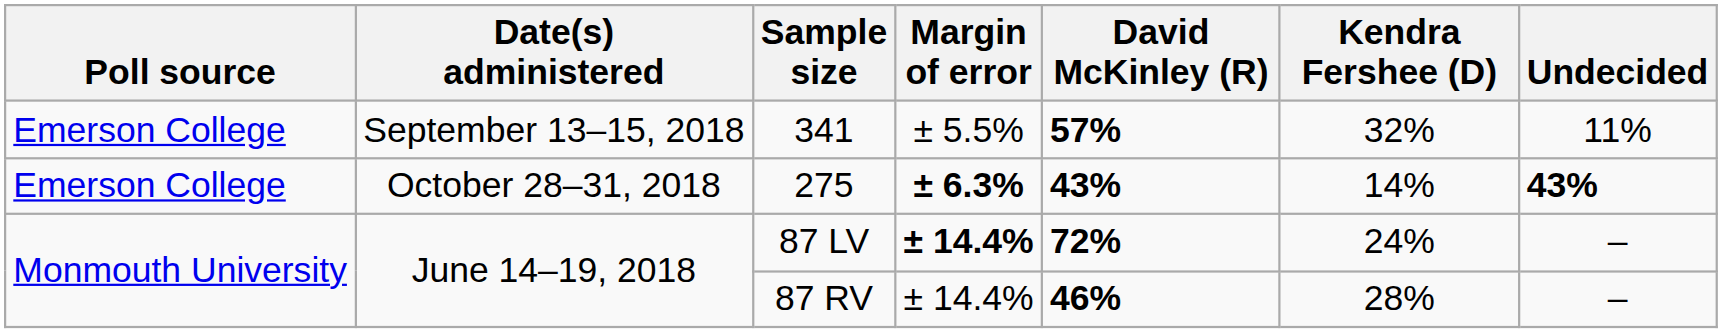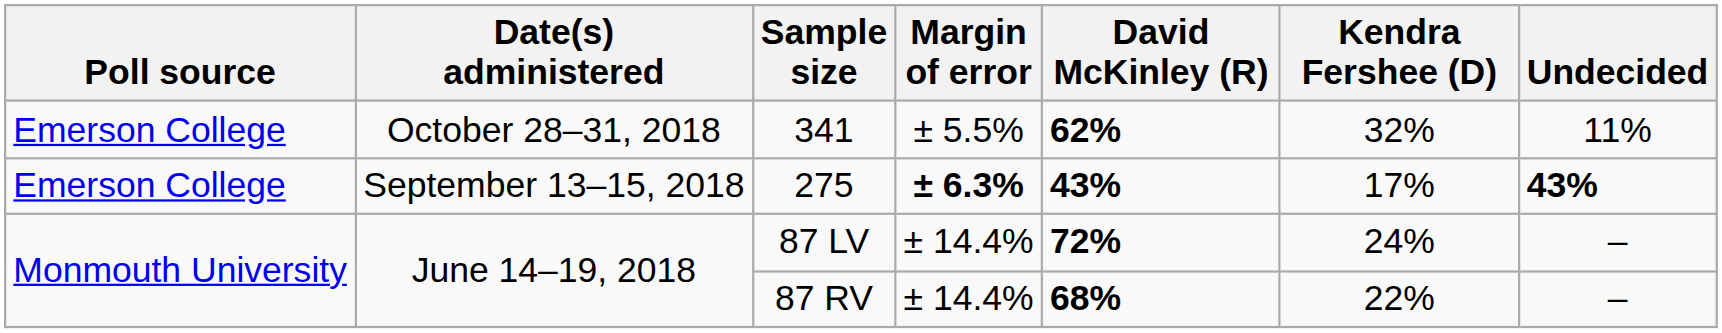(554, 128) September 13–15, 2018 -> (554, 128) October 28–31, 2018
(1086, 128) 57% -> (1086, 128) 62%
(554, 185) October 28–31, 2018 -> (554, 185) September 13–15, 2018
(1399, 185) 14% -> (1399, 185) 17%
(969, 241) bold -> (969, 241) normal
(1086, 297) 46% -> (1086, 297) 68%
(1399, 297) 28% -> (1399, 297) 22%
